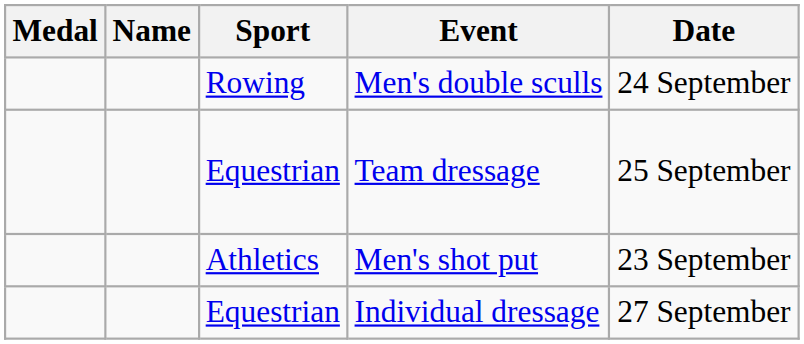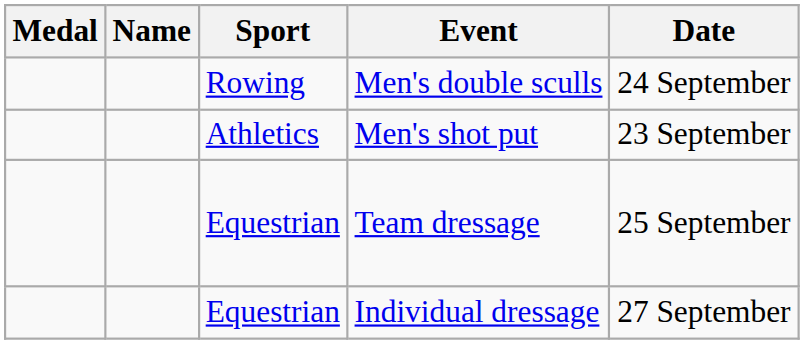rows swapped: (447, 171) <-> (446, 260)
